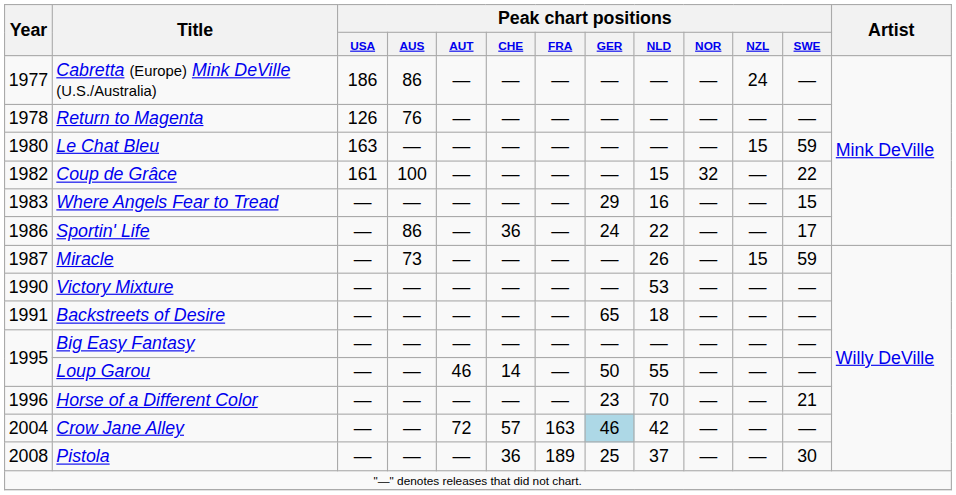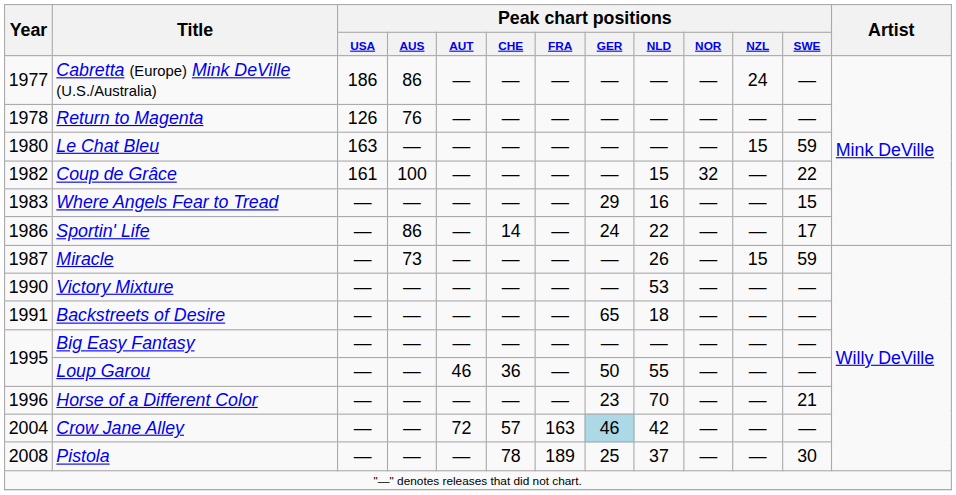(511, 230) 36 -> (511, 230) 14
(511, 371) 14 -> (511, 371) 36
(511, 456) 36 -> (511, 456) 78
